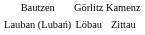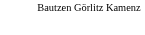- row: (38, 24)
